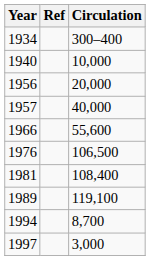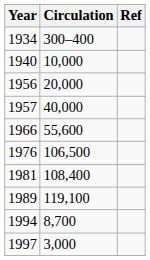columns swapped: (107, 15) <-> (54, 15)
